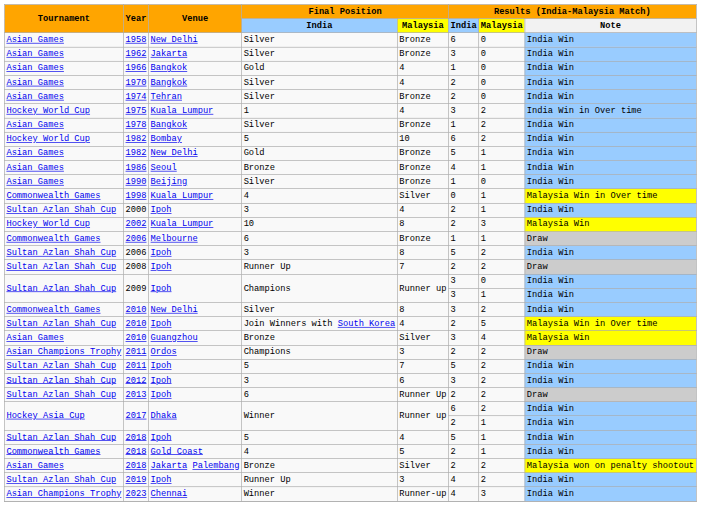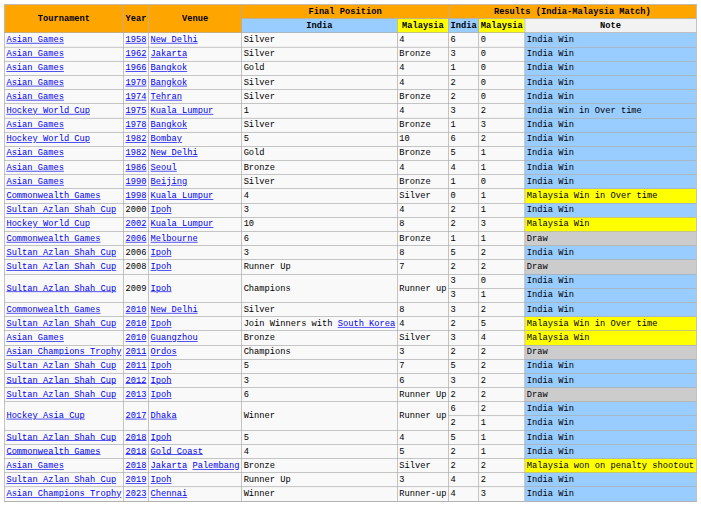(415, 40) Bronze -> (402, 40) 4
(483, 125) 2 -> (483, 125) 3
(415, 168) Bronze -> (402, 168) 4
